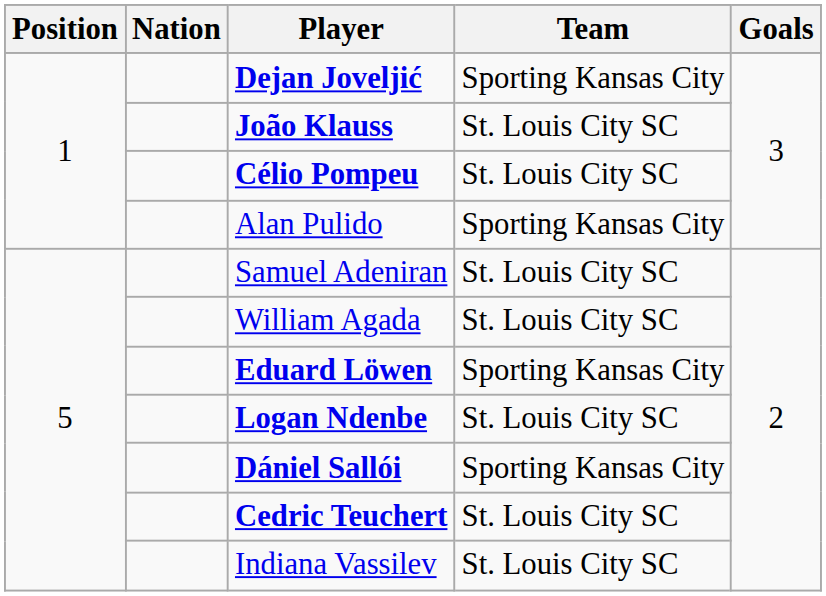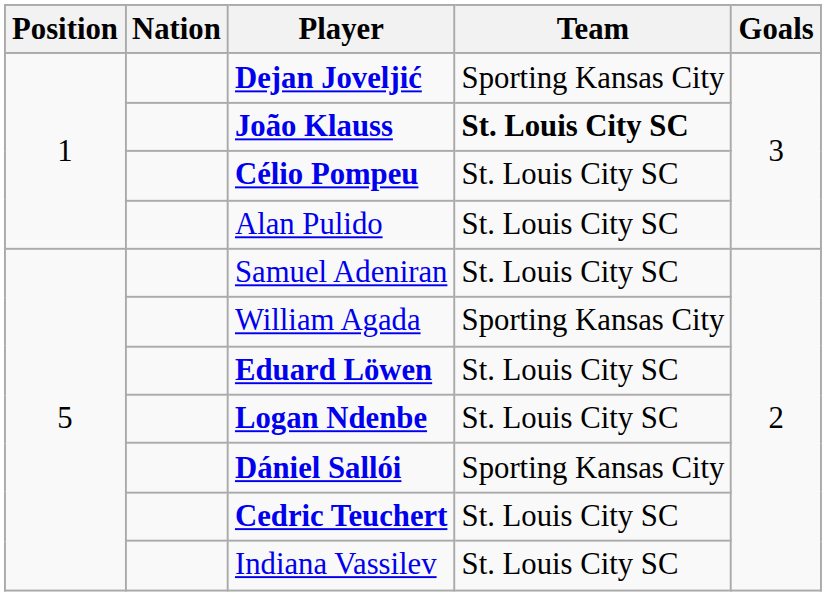(570, 126) normal -> (575, 126) bold
(593, 223) Sporting Kansas City -> (570, 223) St. Louis City SC
(570, 321) St. Louis City SC -> (593, 321) Sporting Kansas City
(593, 369) Sporting Kansas City -> (570, 369) St. Louis City SC
